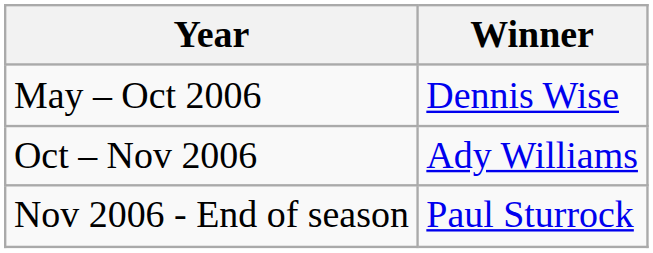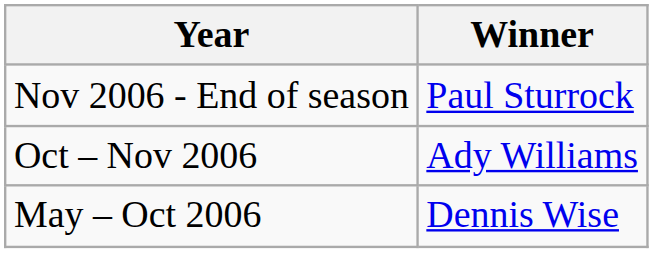rows swapped: (138, 94) <-> (211, 214)
